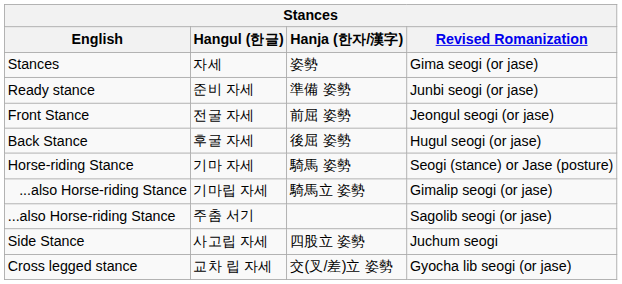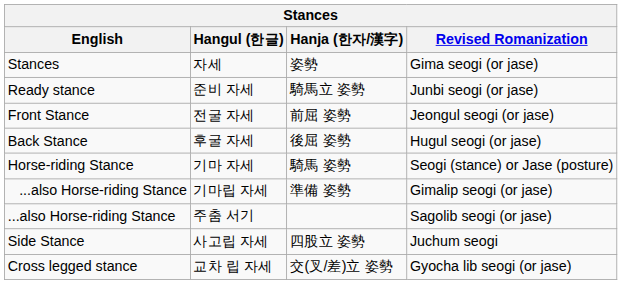(321, 89) 準備 姿勢 -> (328, 89) 騎馬立 姿勢
(328, 190) 騎馬立 姿勢 -> (321, 190) 準備 姿勢
